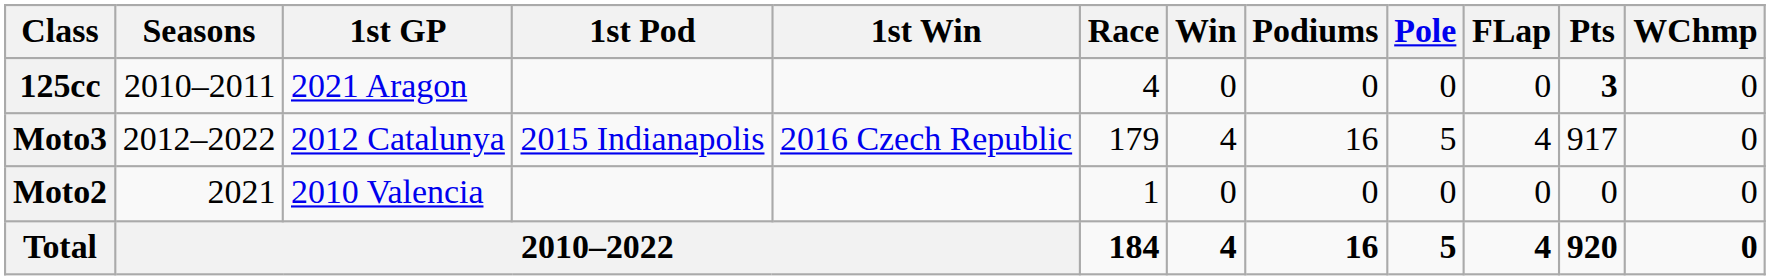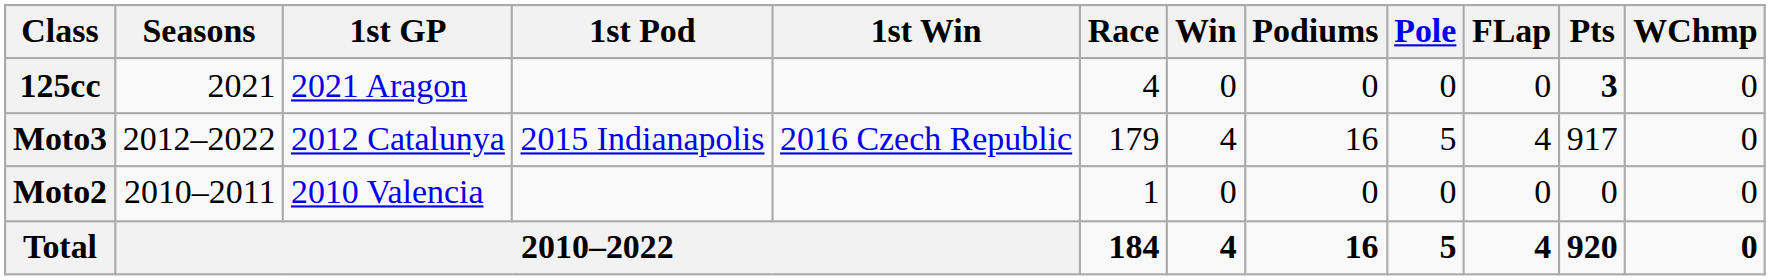(200, 85) 2010–2011 -> (241, 85) 2021
(241, 192) 2021 -> (200, 192) 2010–2011
